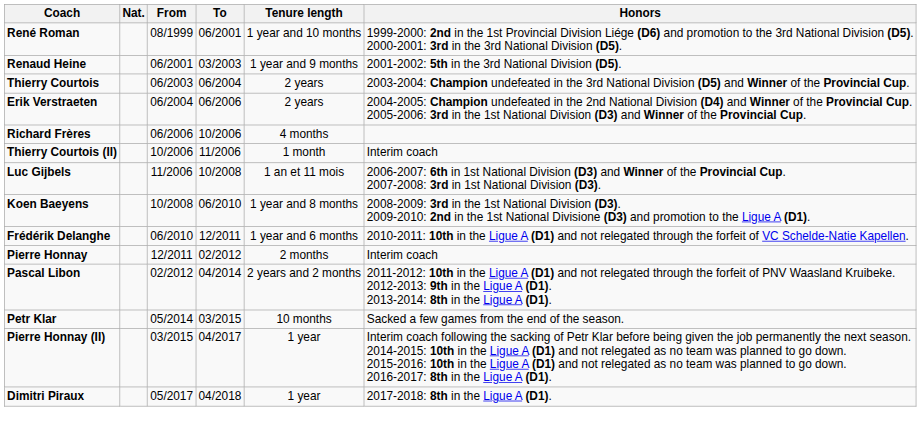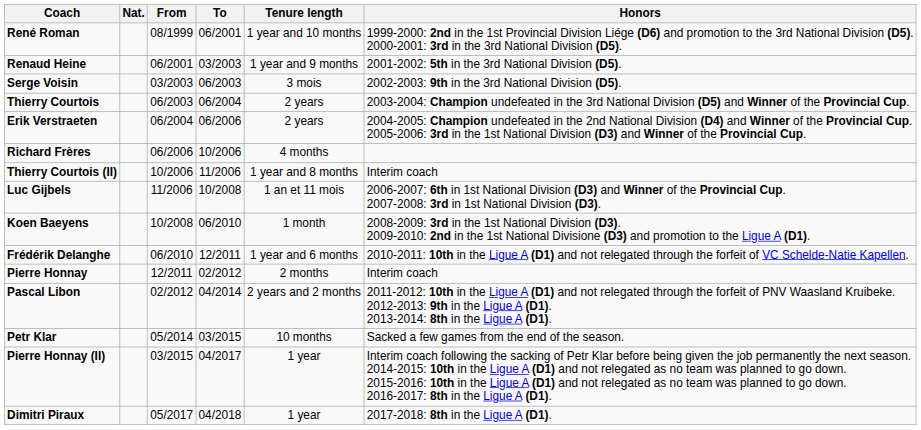+ row: (43, 83)
(304, 153) 1 month -> (304, 171) 1 year and 8 months
(304, 204) 1 year and 8 months -> (304, 222) 1 month
